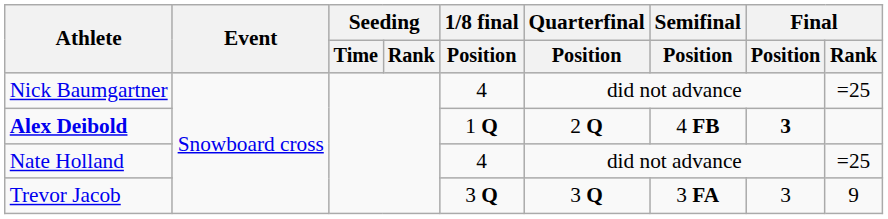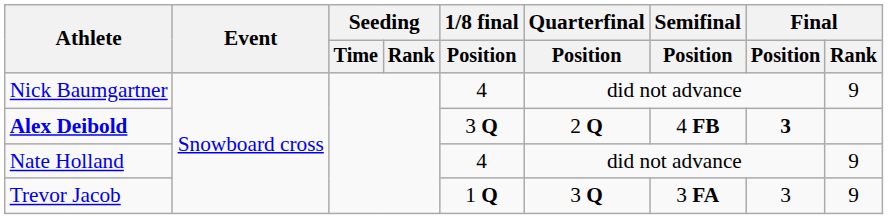(854, 90) =25 -> (854, 90) 9
(482, 126) 1 Q -> (482, 126) 3 Q
(854, 161) =25 -> (854, 161) 9
(482, 196) 3 Q -> (482, 196) 1 Q
